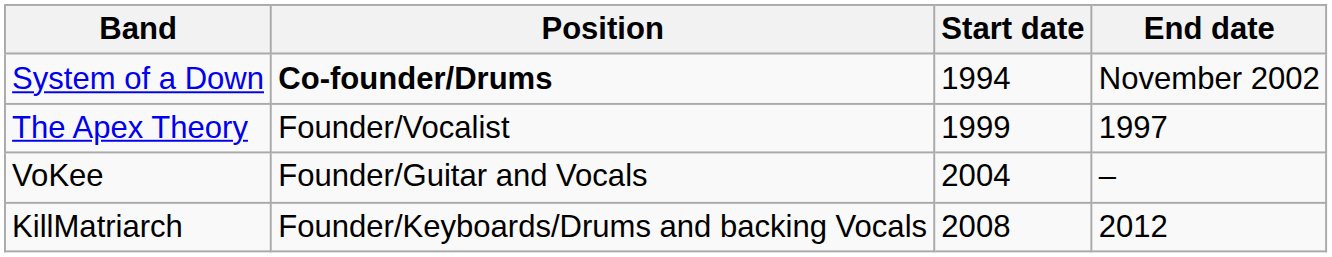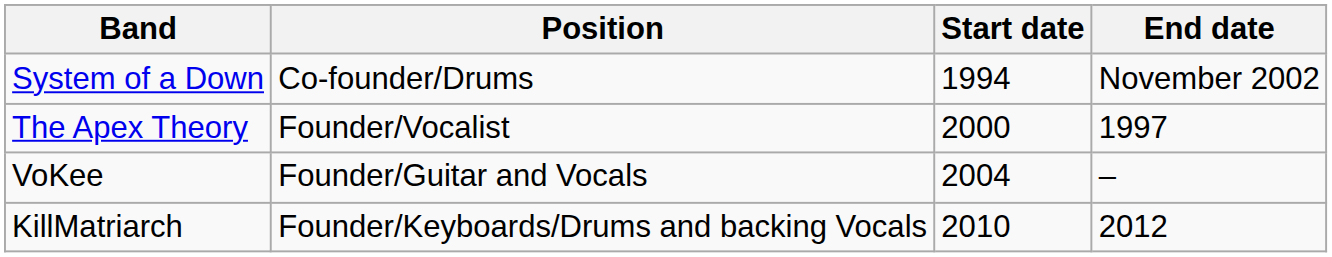(415, 78) bold -> (406, 78) normal
(976, 127) 1999 -> (976, 127) 2000
(976, 226) 2008 -> (976, 226) 2010
